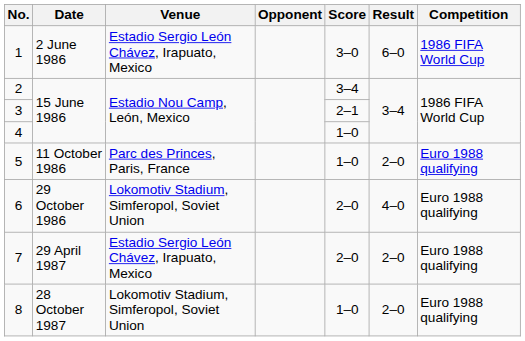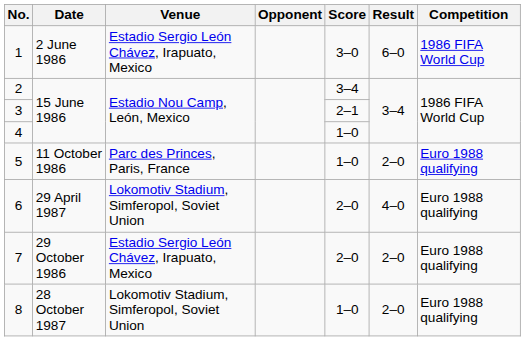(60, 205) 29 October 1986 -> (58, 205) 29 April 1987
(58, 258) 29 April 1987 -> (60, 258) 29 October 1986
